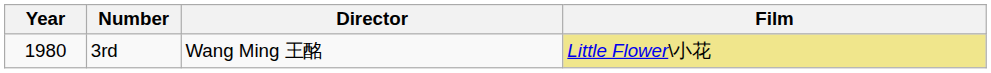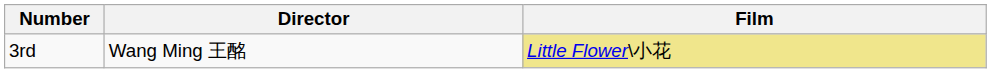- column: (45, 19)
